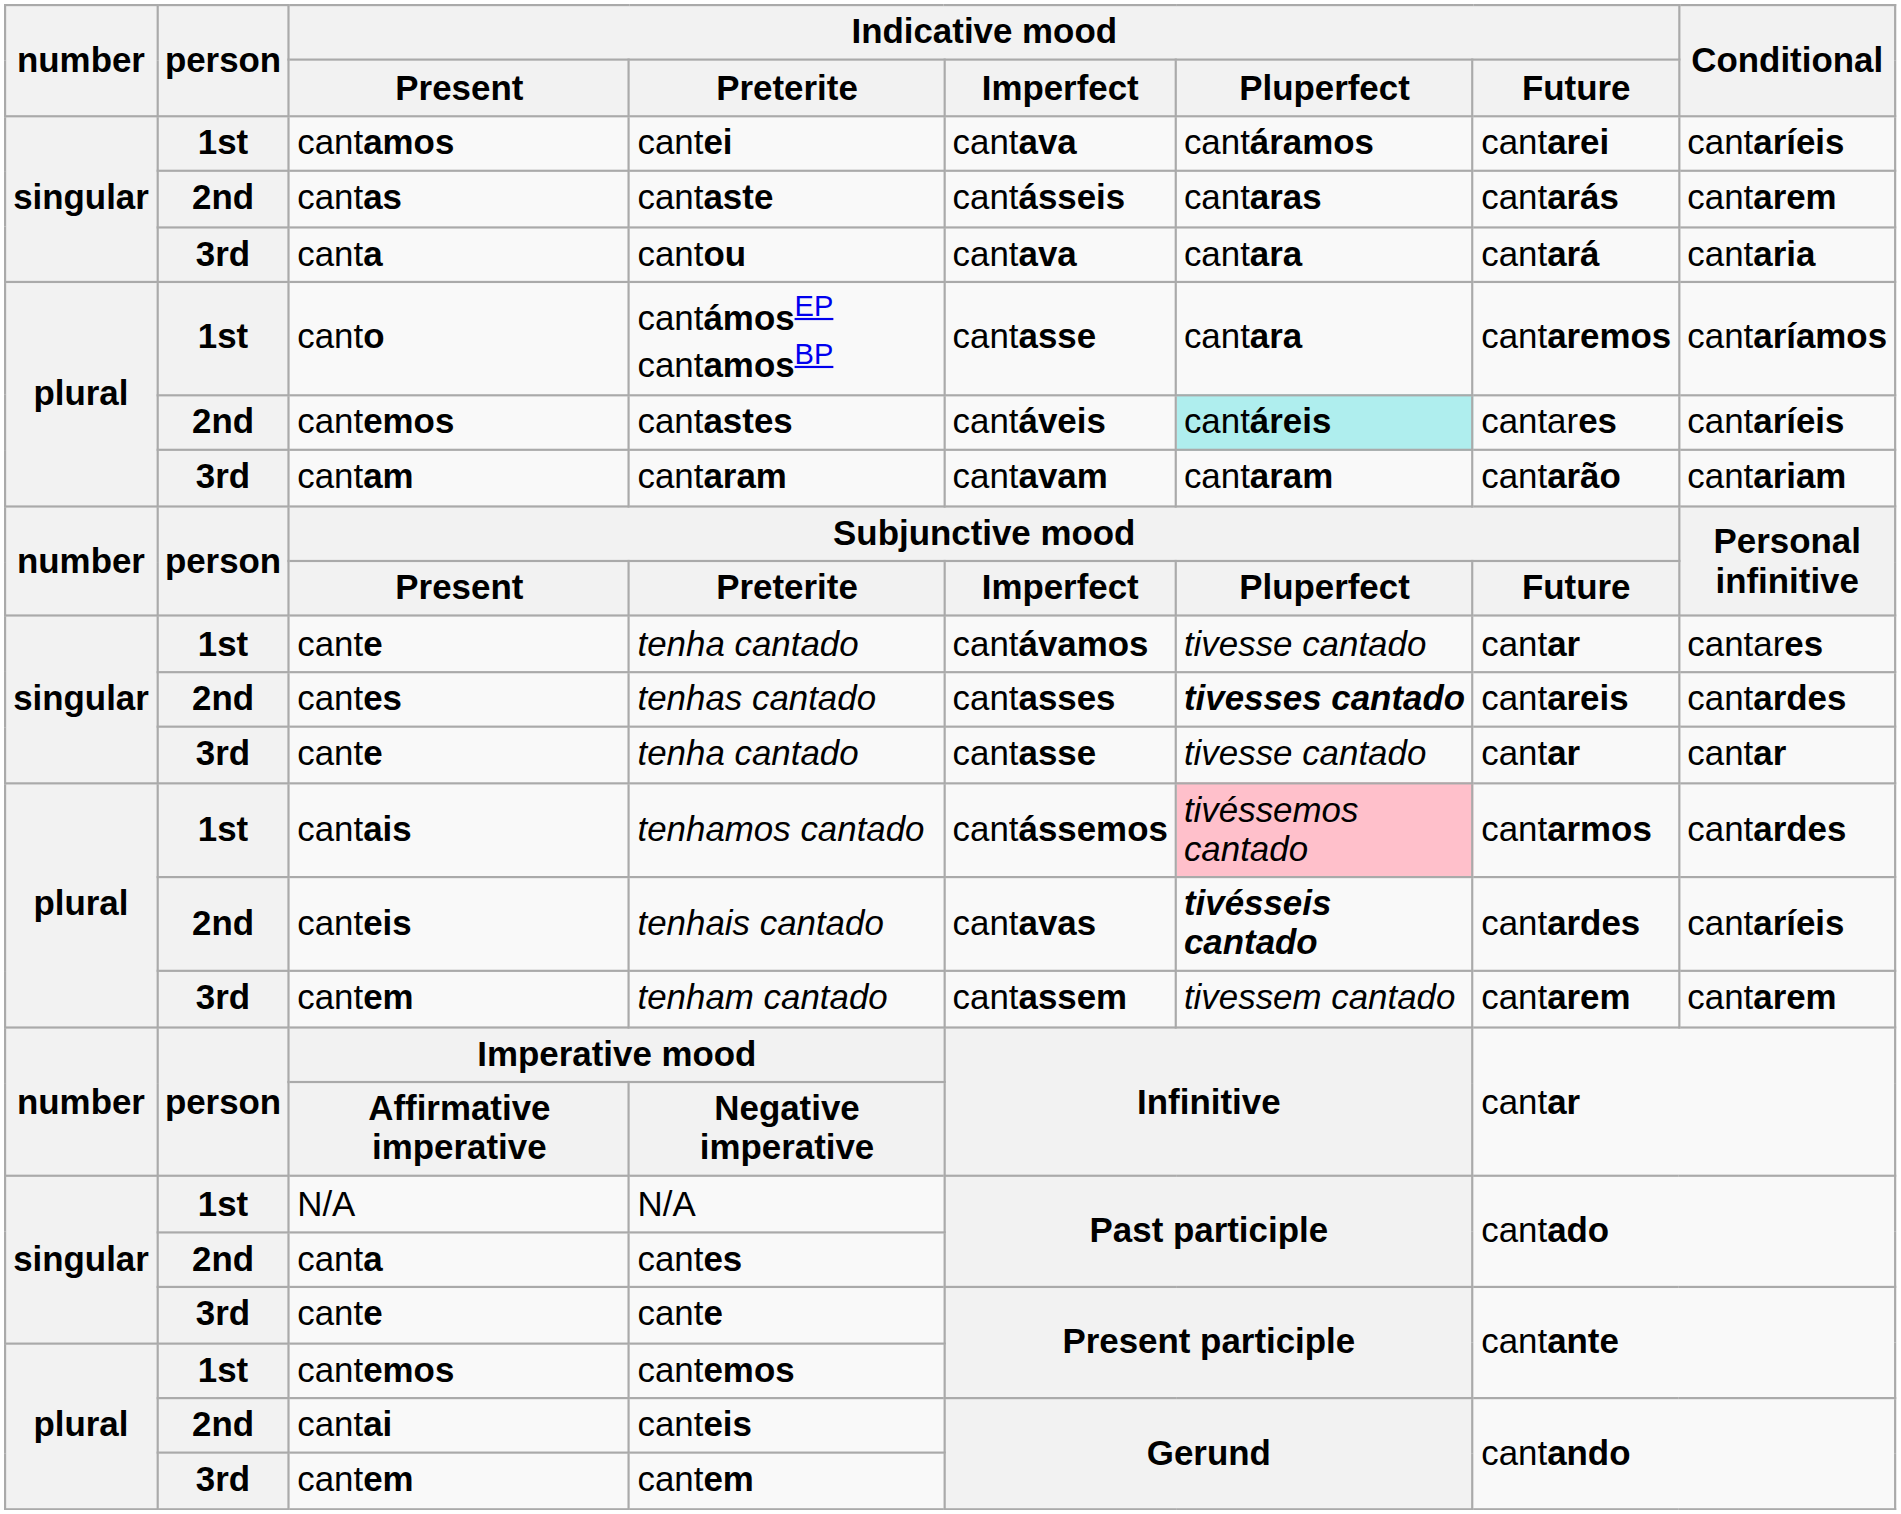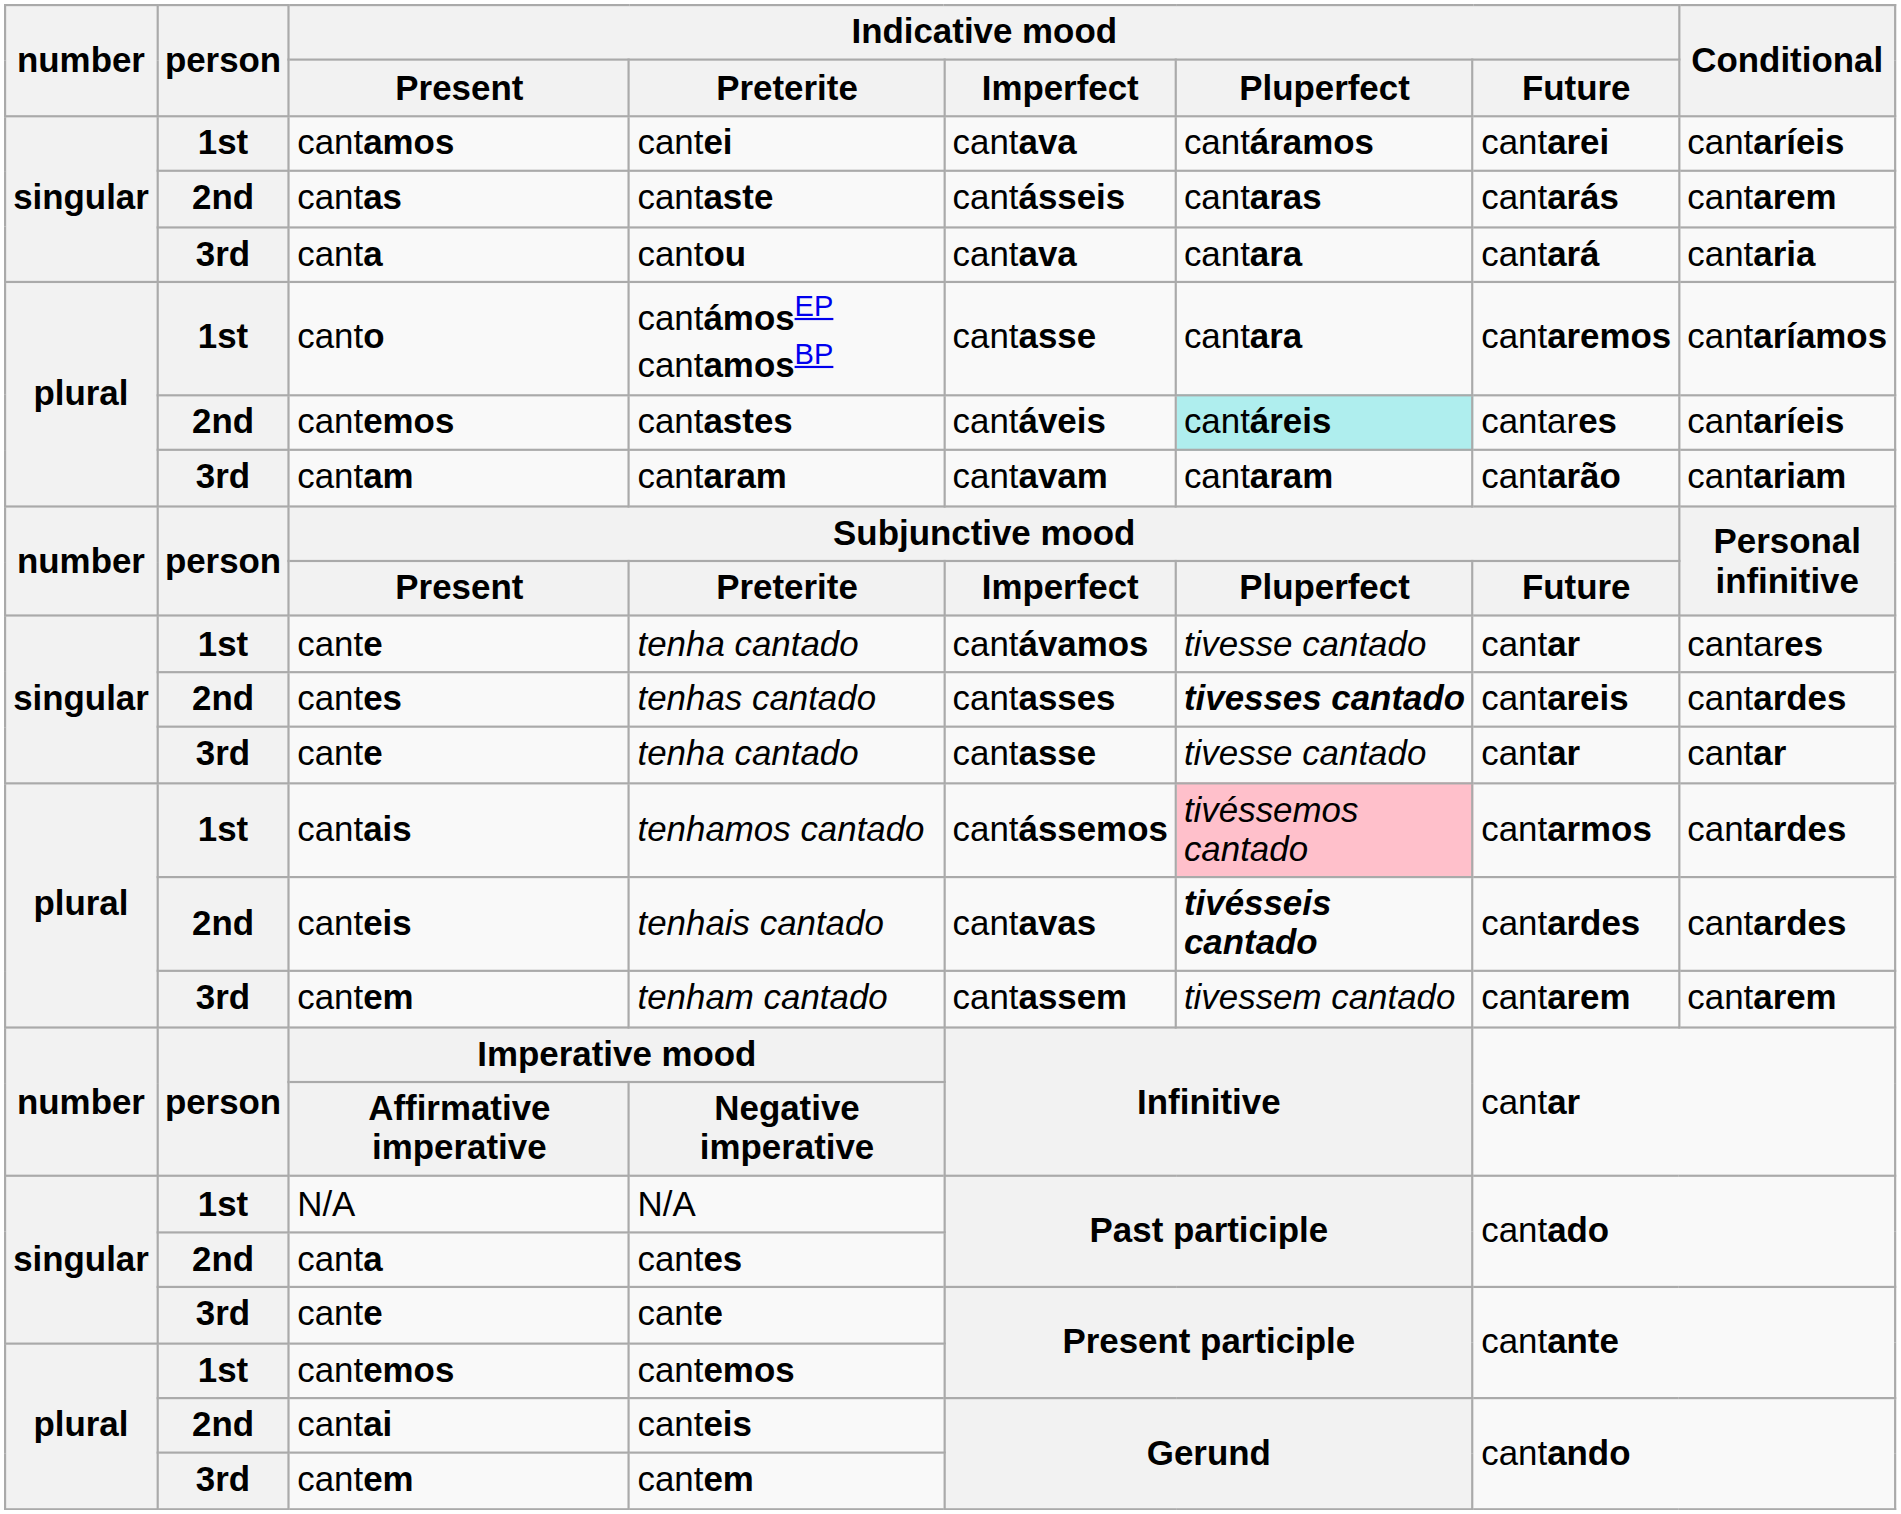(1766, 923) cantaríeis -> (1767, 923) cantardes
